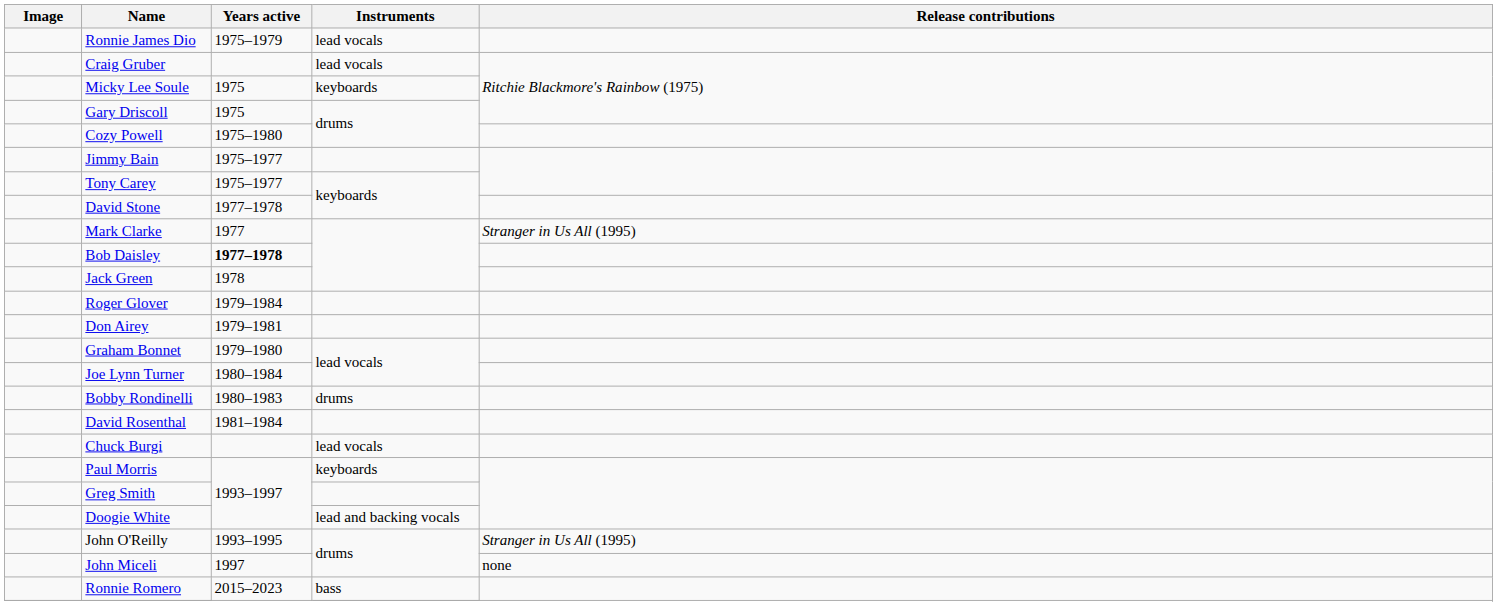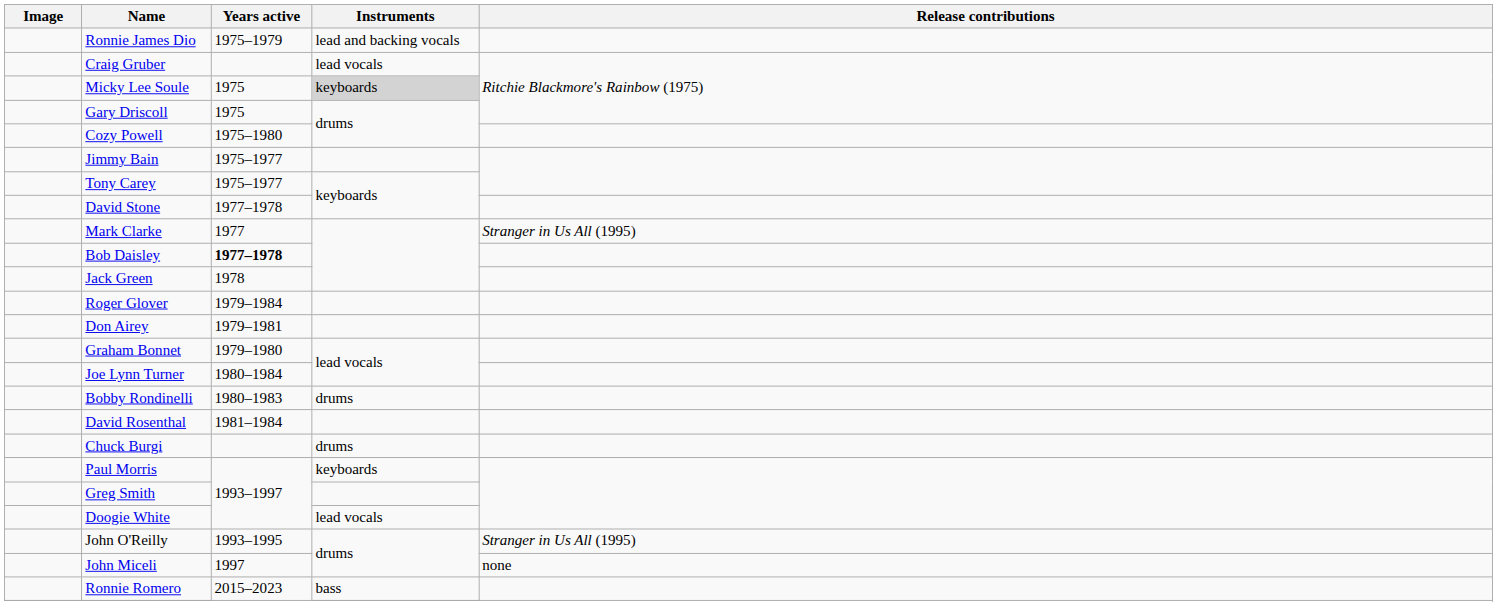(349, 40) lead vocals -> (387, 40) lead and backing vocals
(346, 87) no background -> (346, 87) lightgrey background
(349, 445) lead vocals -> (334, 445) drums
(387, 517) lead and backing vocals -> (349, 517) lead vocals
